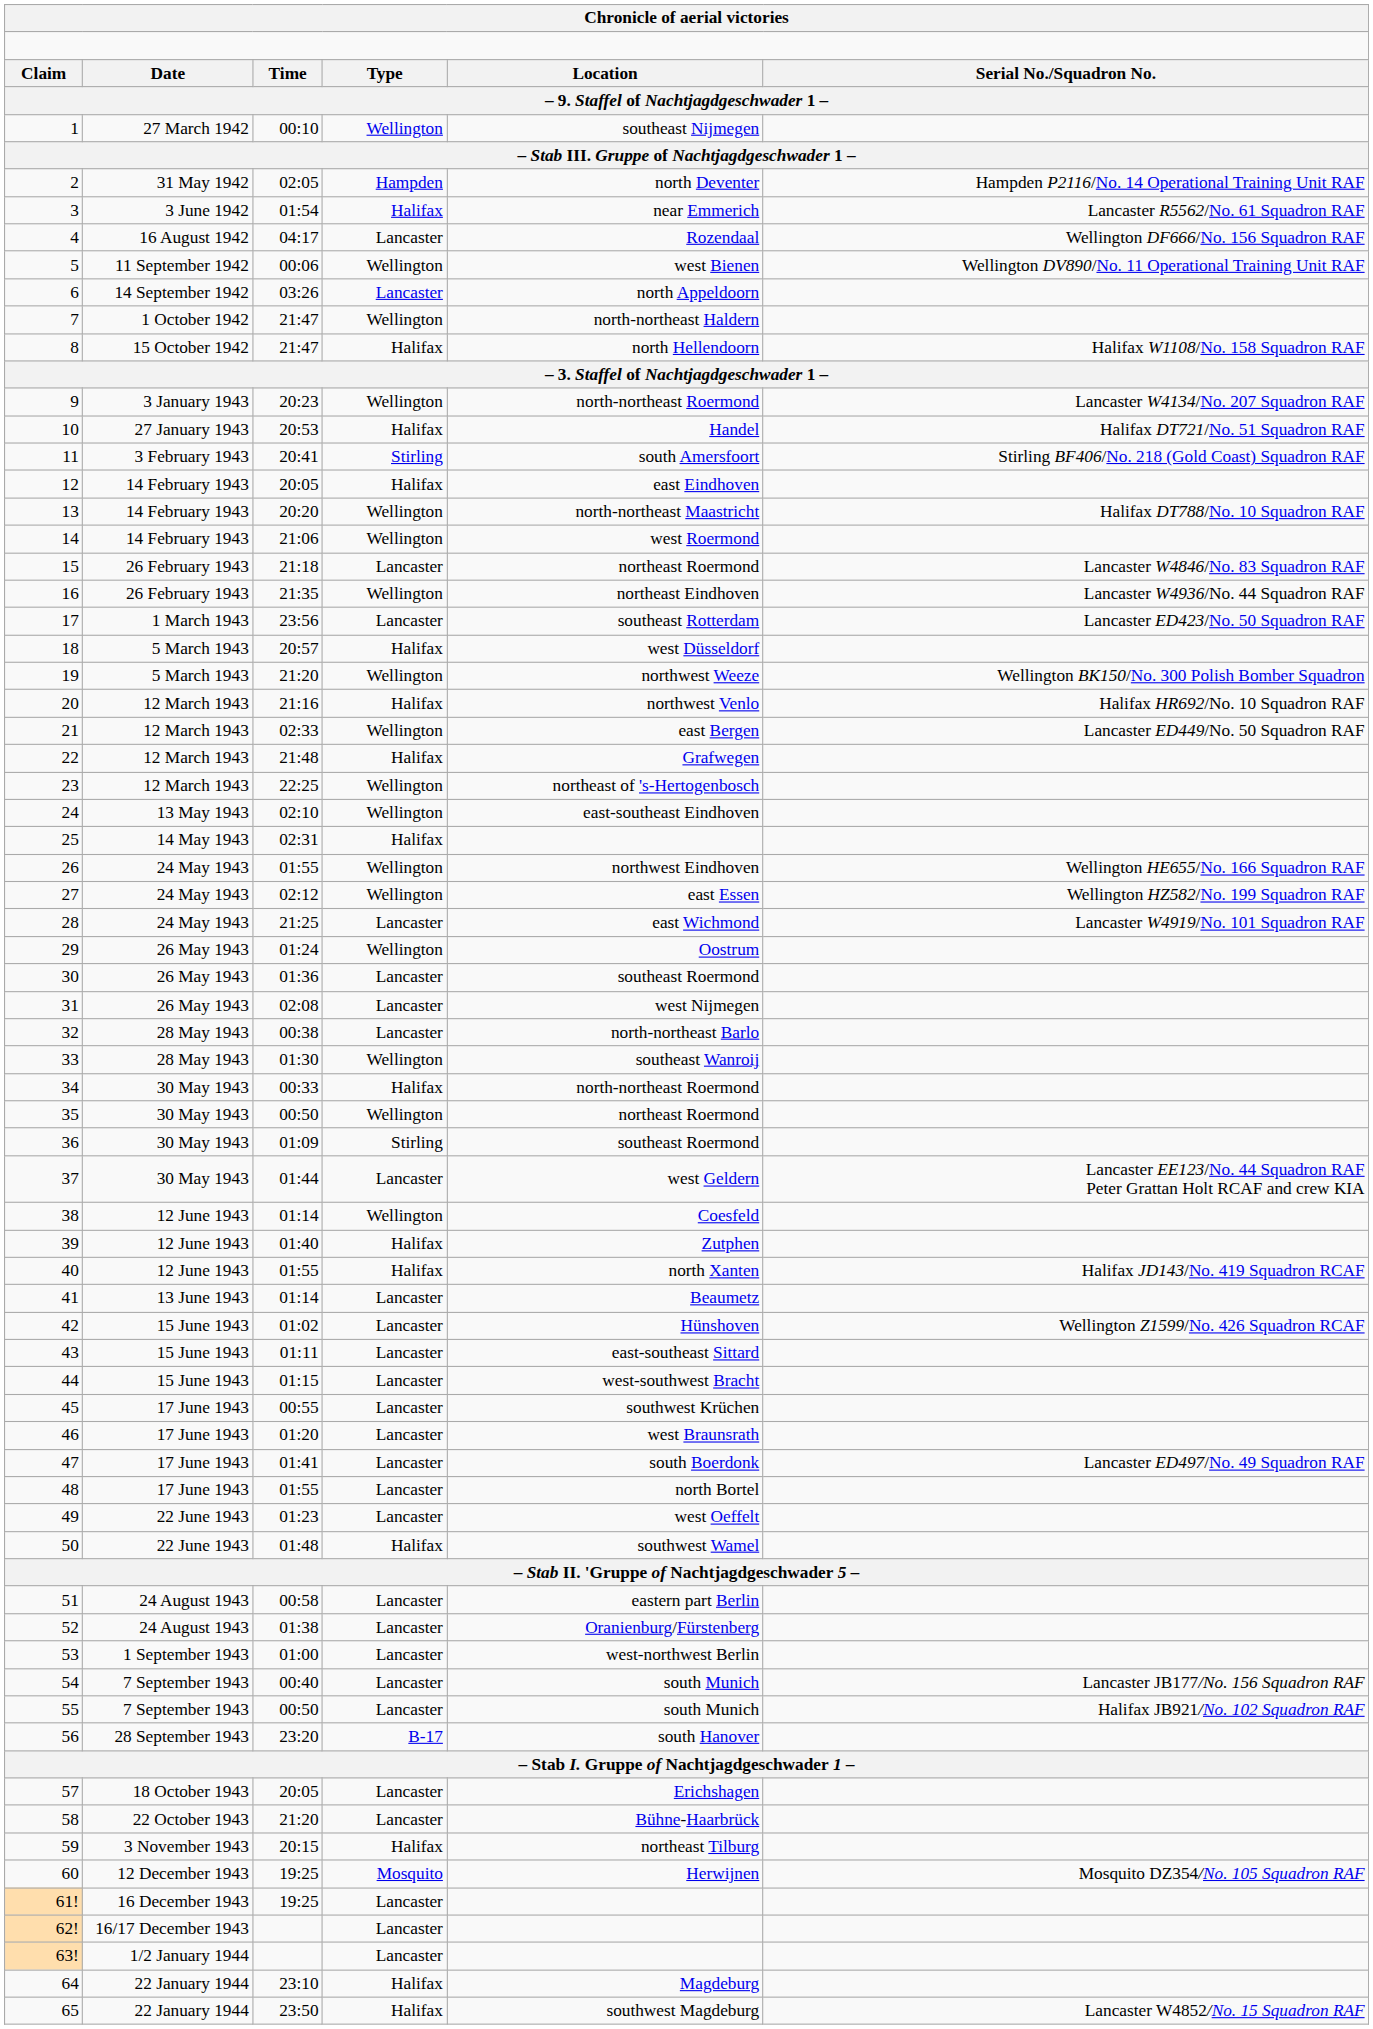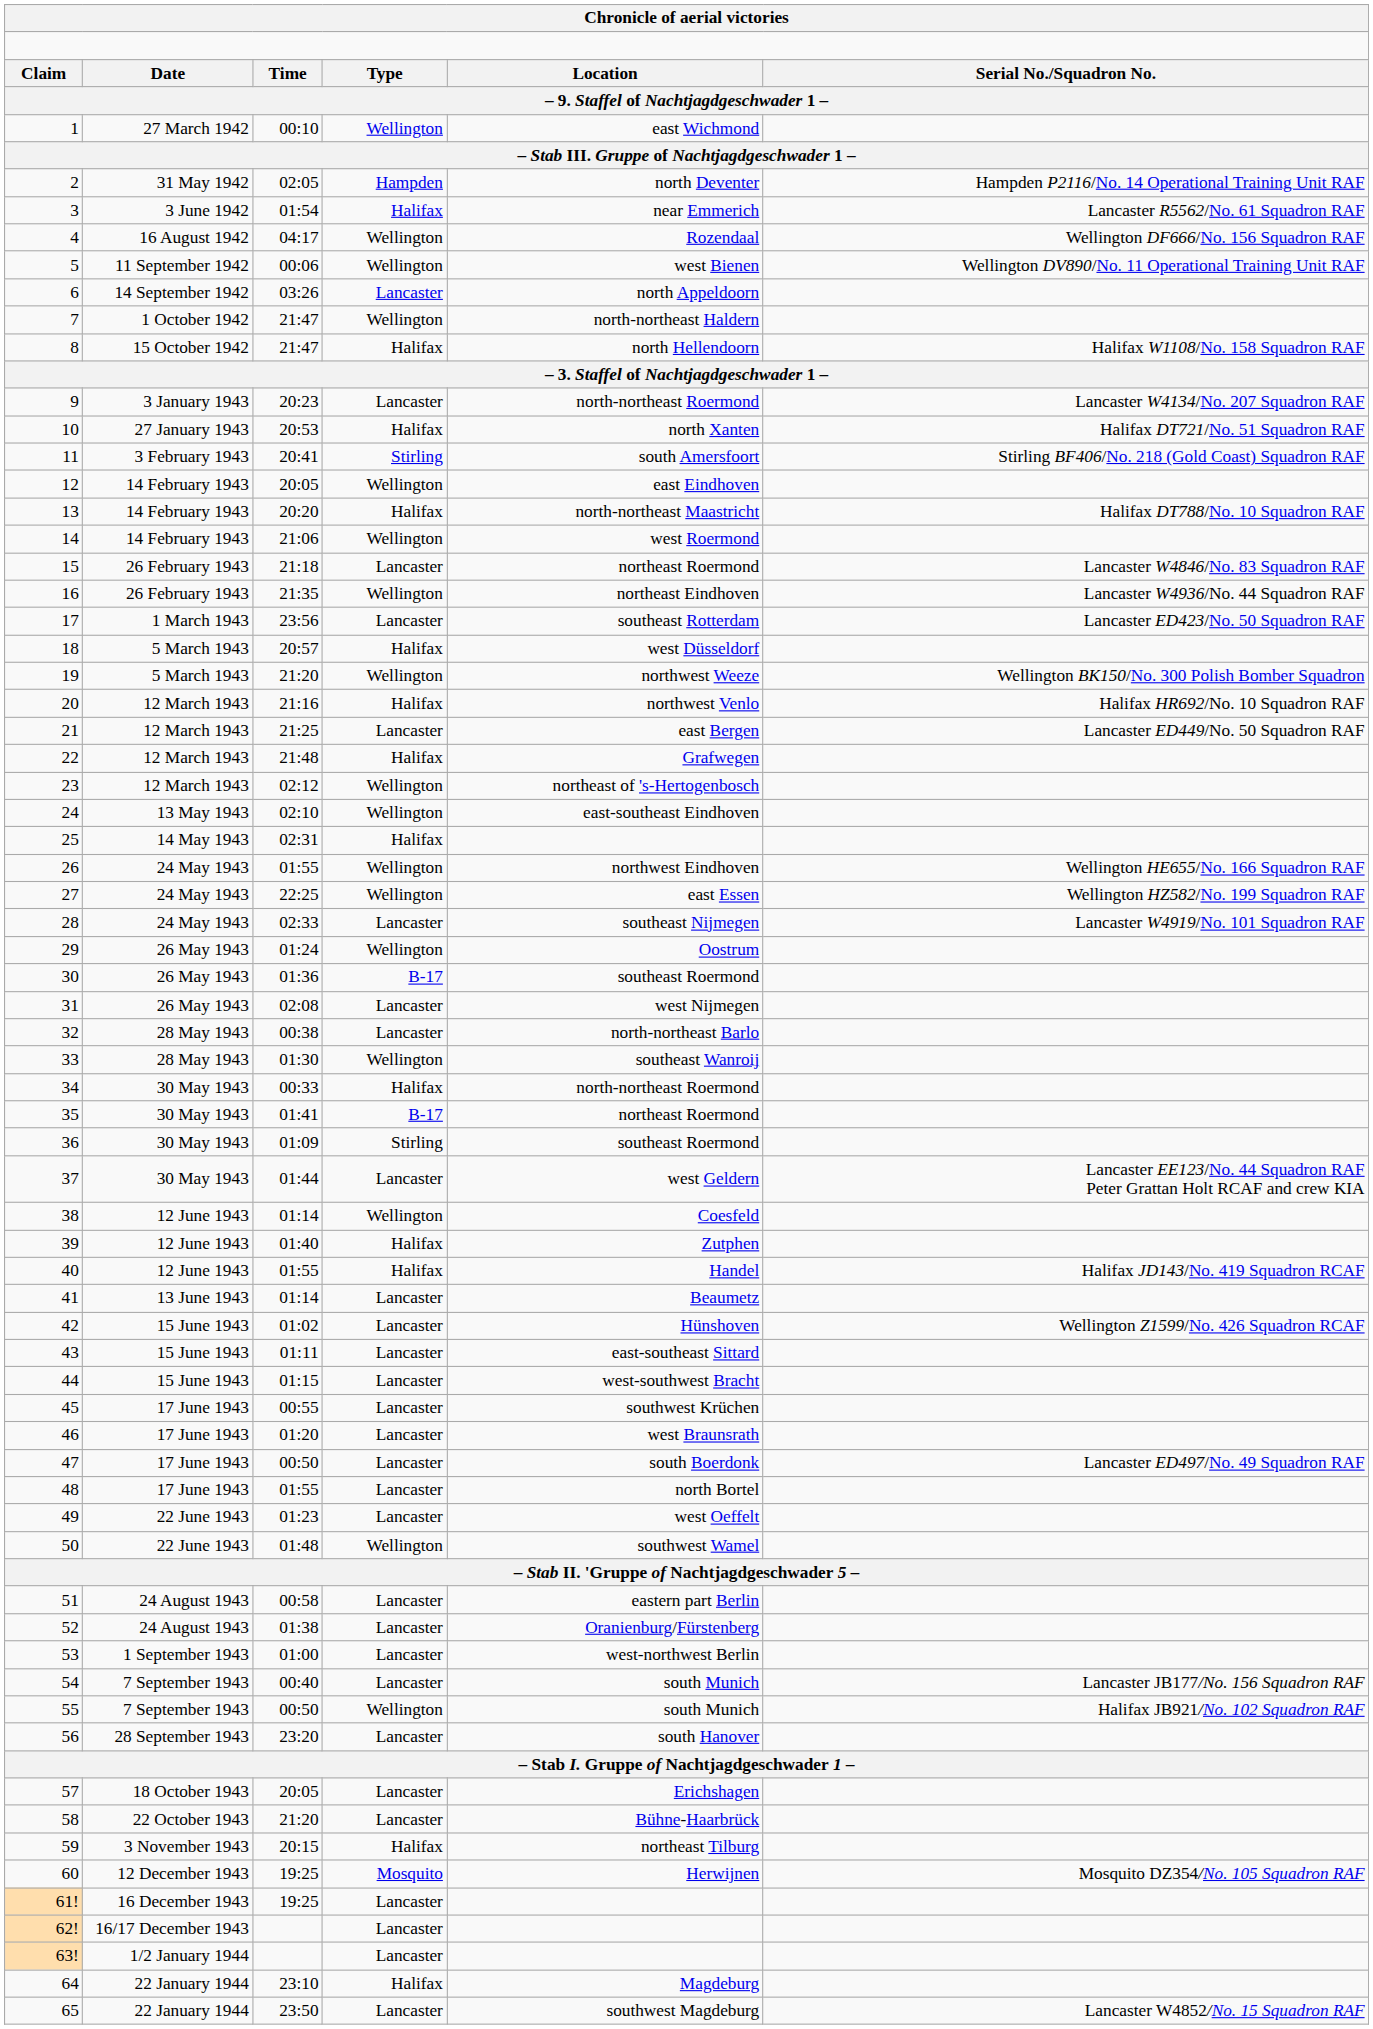(691, 127) southeast Nijmegen -> (706, 127) east Wichmond
(409, 237) Lancaster -> (405, 237) Wellington
(405, 401) Wellington -> (409, 401) Lancaster
(734, 429) Handel -> (714, 429) north Xanten
(417, 484) Halifax -> (405, 484) Wellington
(405, 511) Wellington -> (417, 511) Halifax
(299, 730) 02:33 -> (299, 730) 21:25
(405, 730) Wellington -> (409, 730) Lancaster
(299, 785) 22:25 -> (299, 785) 02:12
(299, 895) 02:12 -> (299, 895) 22:25
(299, 922) 21:25 -> (299, 922) 02:33
(706, 922) east Wichmond -> (691, 922) southeast Nijmegen
(409, 977) Lancaster -> (426, 977) B-17
(299, 1114) 00:50 -> (299, 1114) 01:41
(405, 1114) Wellington -> (426, 1114) B-17
(714, 1270) north Xanten -> (734, 1270) Handel
(299, 1462) 01:41 -> (299, 1462) 00:50
(417, 1544) Halifax -> (405, 1544) Wellington
(409, 1709) Lancaster -> (405, 1709) Wellington
(426, 1736) B-17 -> (409, 1736) Lancaster
(417, 2010) Halifax -> (409, 2010) Lancaster
